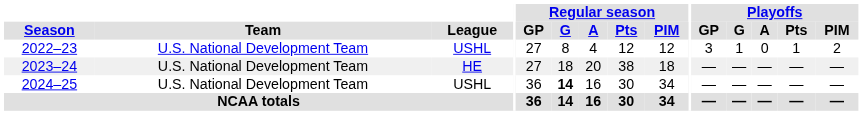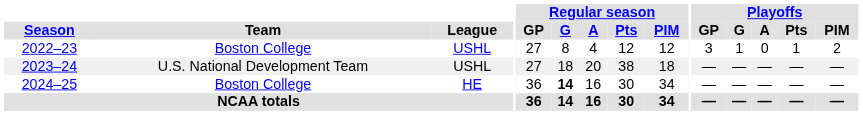(263, 48) U.S. National Development Team -> (263, 48) Boston College
(472, 66) HE -> (472, 66) USHL
(263, 84) U.S. National Development Team -> (263, 84) Boston College
(472, 84) USHL -> (472, 84) HE
